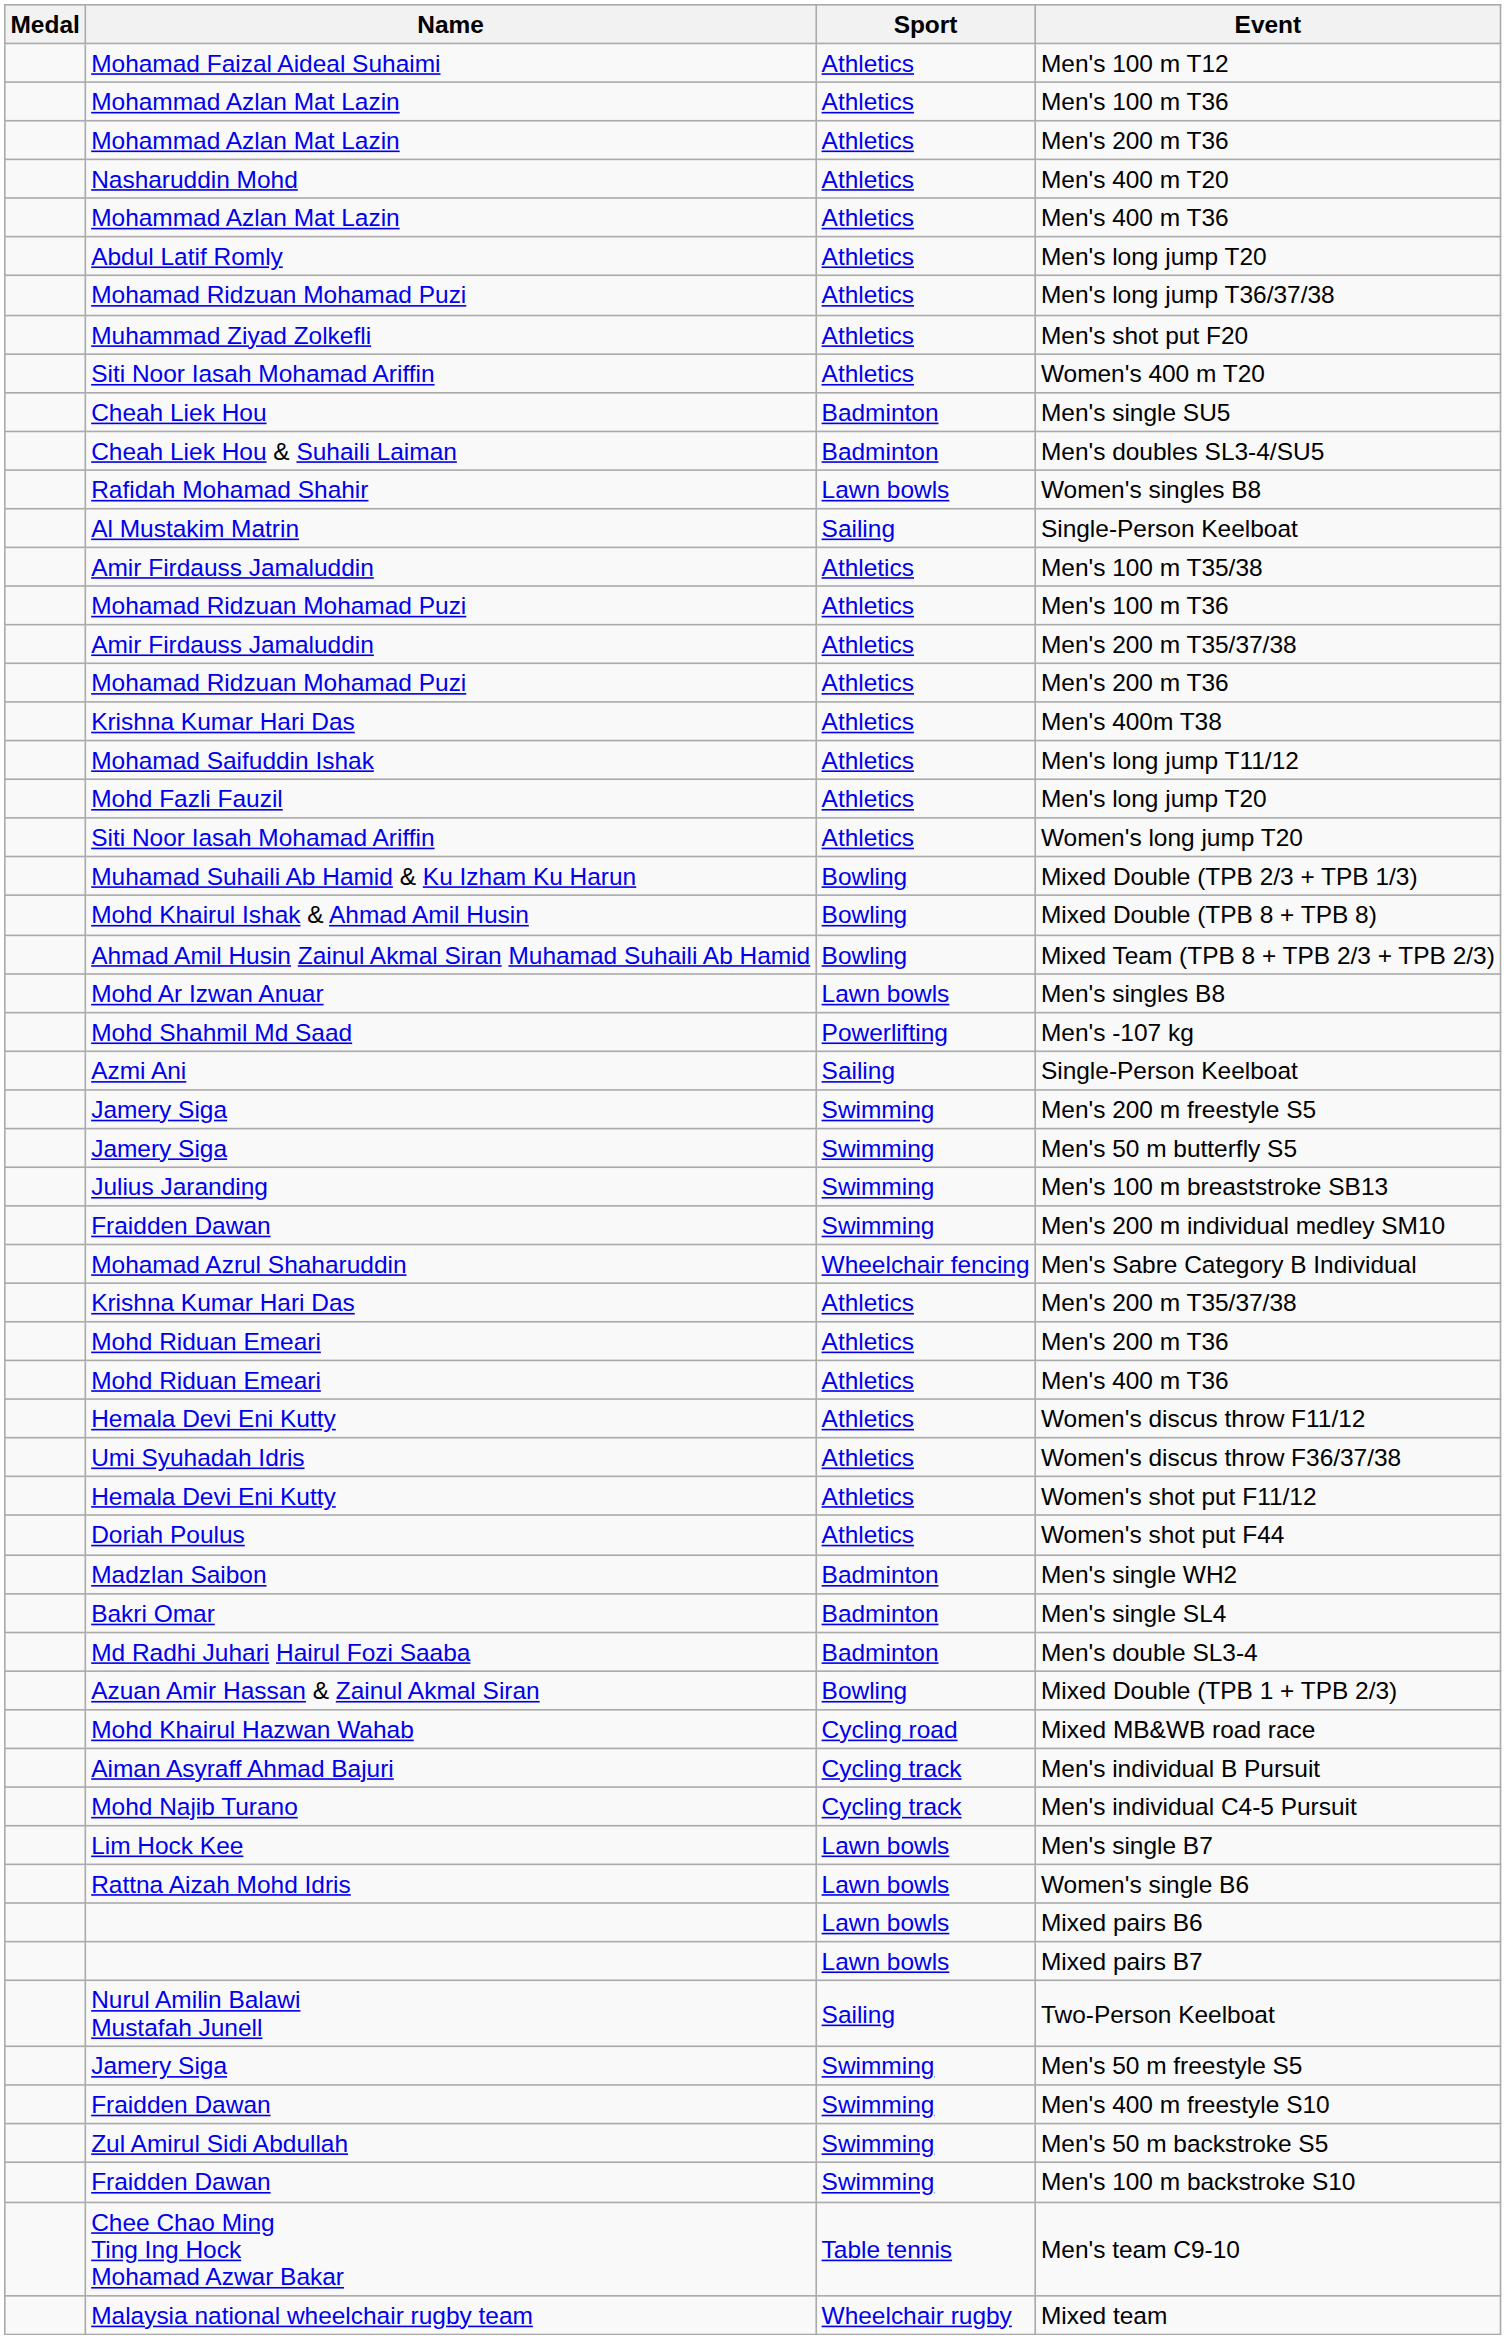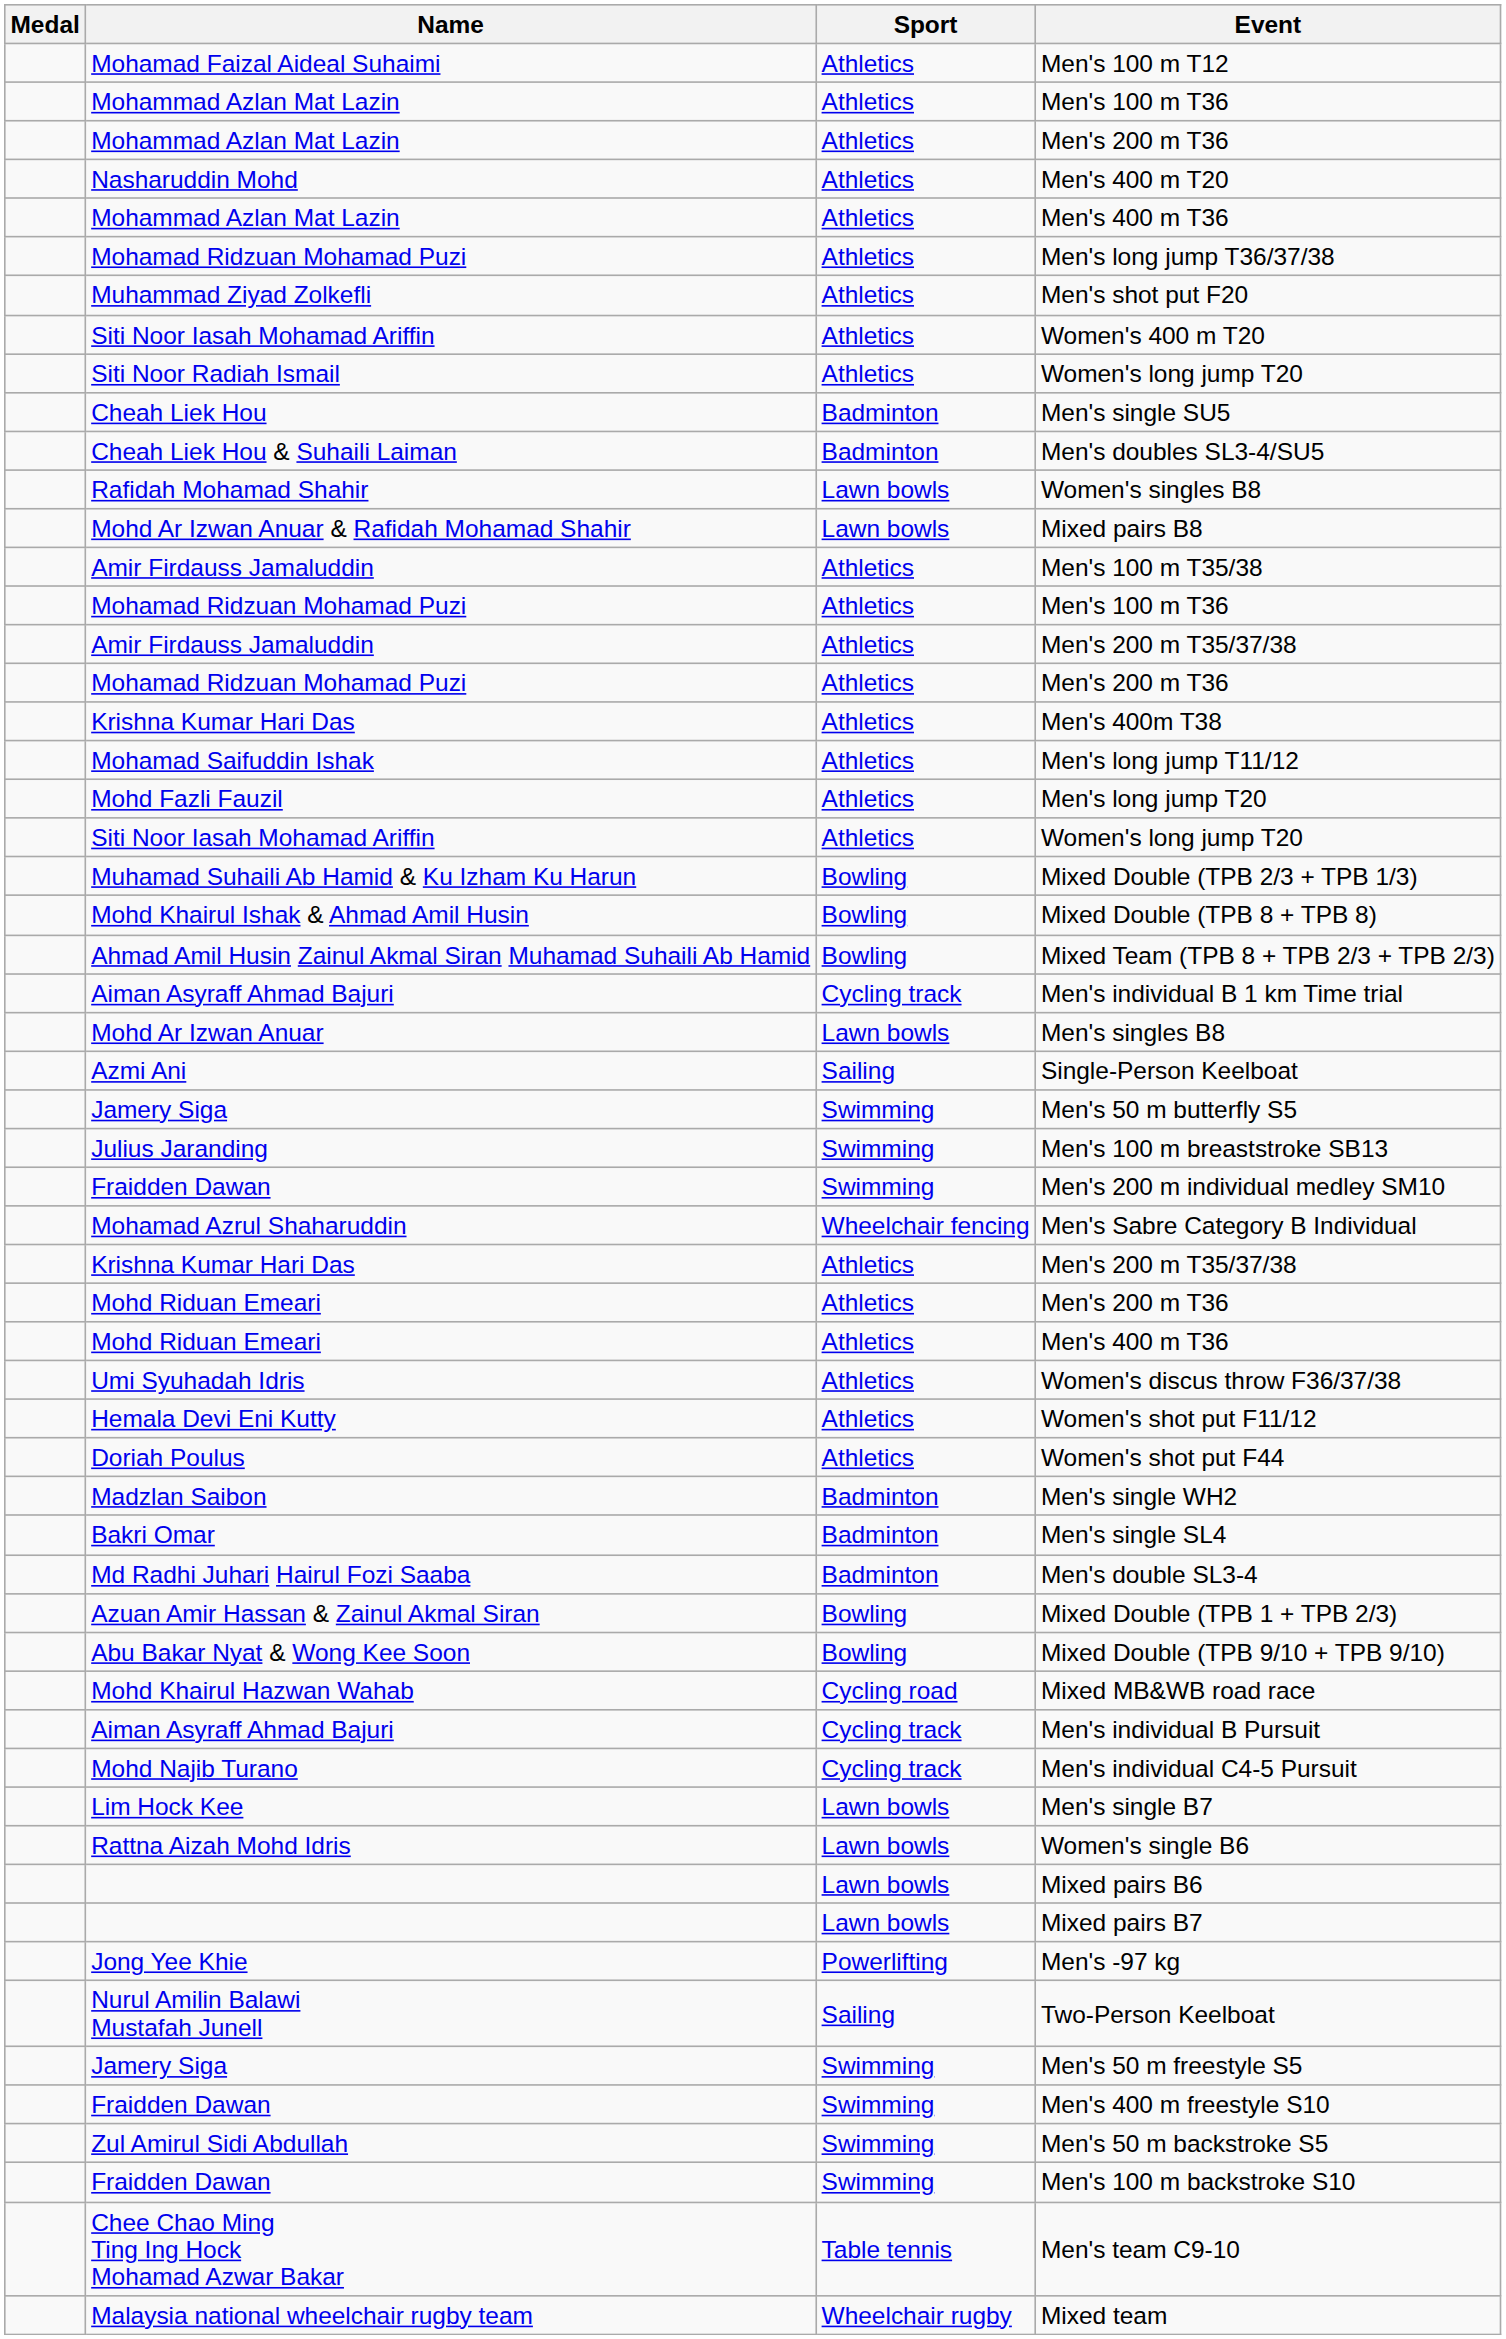- row: (187, 257)
+ row: (216, 373)
+ row: (361, 528)
- row: (195, 528)
+ row: (242, 993)
- row: (222, 1032)
- row: (159, 1109)
- row: (213, 1419)
+ row: (281, 1651)
+ row: (169, 1961)
